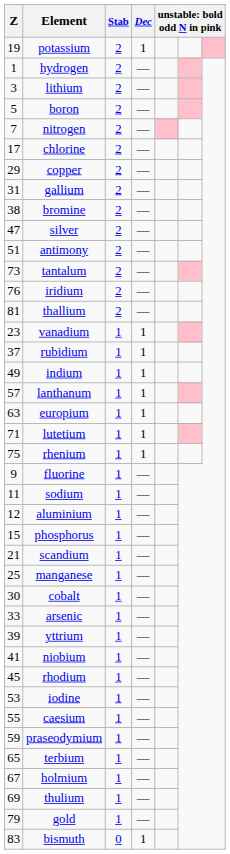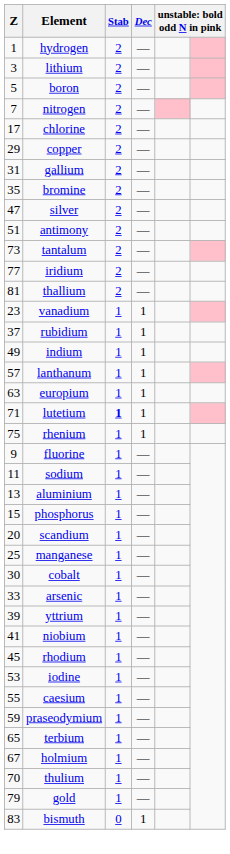- row: (64, 47)
(14, 210) 38 -> (14, 189) 35
(14, 291) 76 -> (14, 271) 77
(118, 433) normal -> (118, 413) bold
(14, 514) 12 -> (14, 494) 13
(14, 555) 21 -> (14, 534) 20
(14, 798) 69 -> (14, 778) 70
